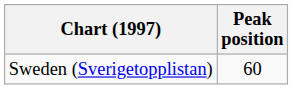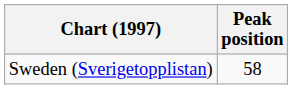(252, 68) 60 -> (252, 68) 58
